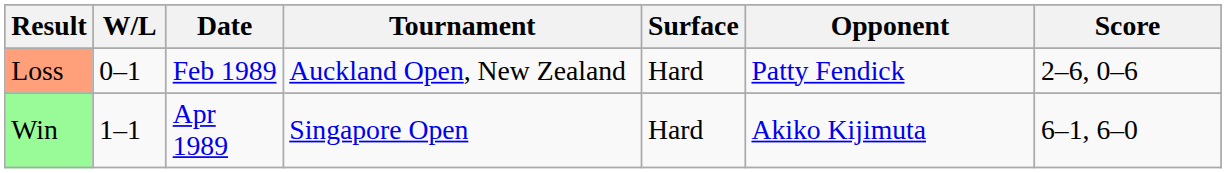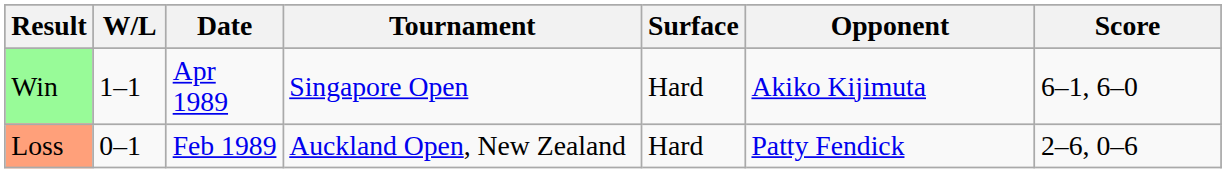rows swapped: (37, 70) <-> (35, 129)
